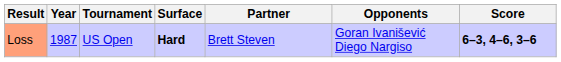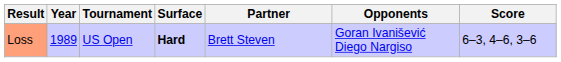(63, 40) 1987 -> (63, 40) 1989
(499, 40) bold -> (499, 40) normal
